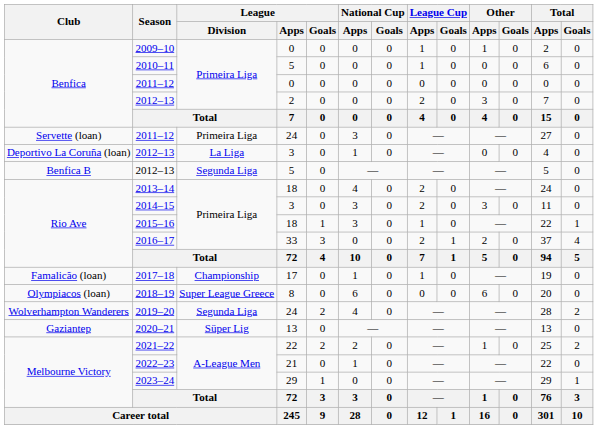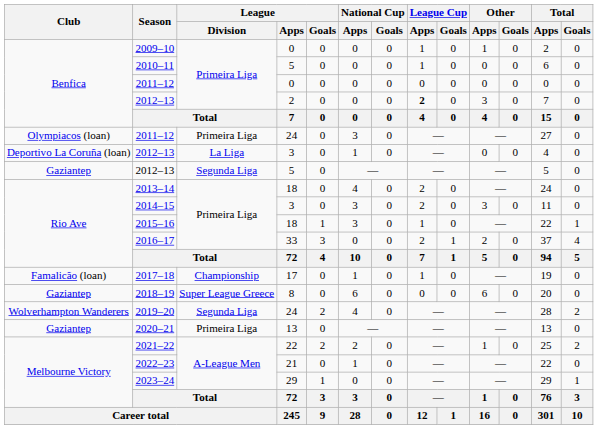(422, 100) normal -> (422, 100) bold
(69, 135) Servette (loan) -> (69, 135) Olympiacos (loan)
(69, 170) Benfica B -> (69, 170) Gaziantep
(69, 293) Olympiacos (loan) -> (69, 293) Gaziantep
(227, 328) Süper Lig -> (227, 328) Primeira Liga
